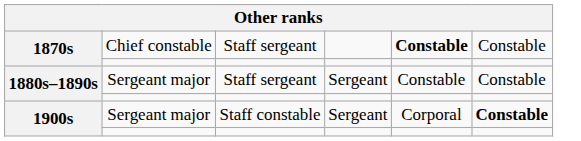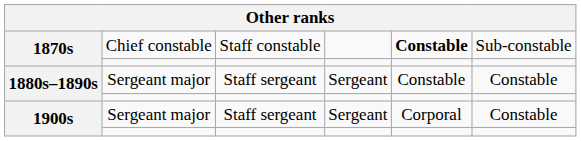(270, 44) Staff sergeant -> (270, 44) Staff constable
(512, 44) Constable -> (524, 44) Sub-constable
(270, 114) Staff constable -> (270, 114) Staff sergeant
(512, 114) bold -> (524, 114) normal
